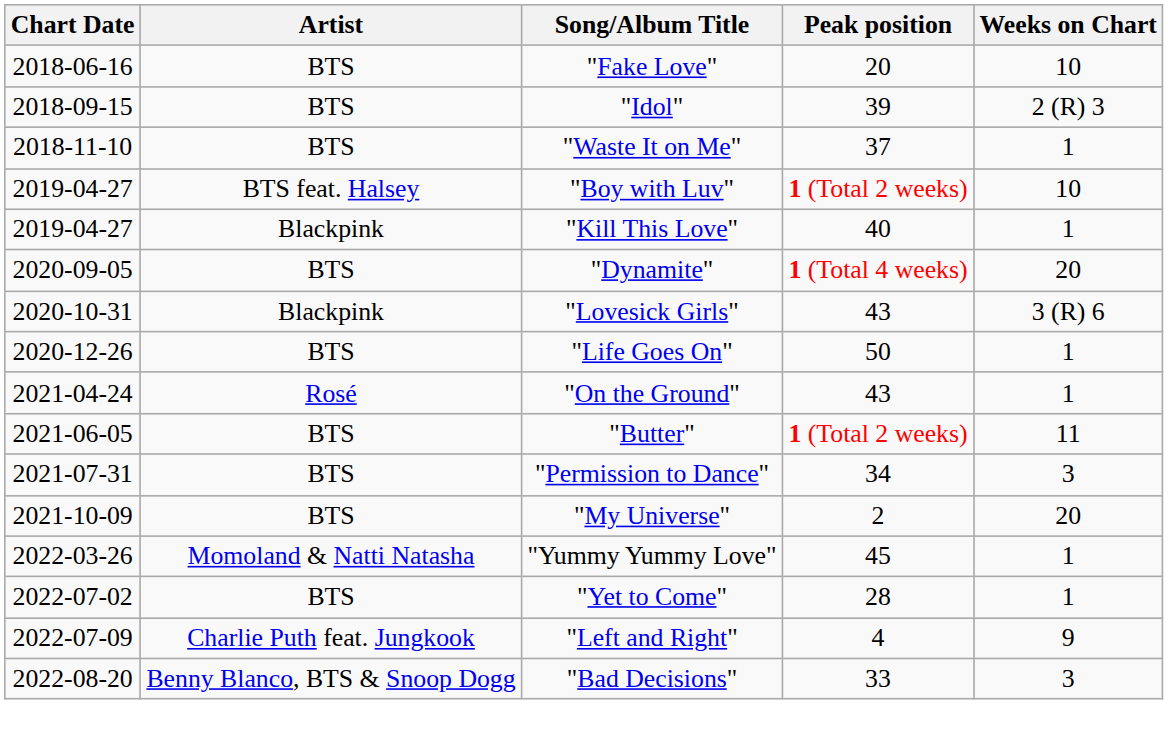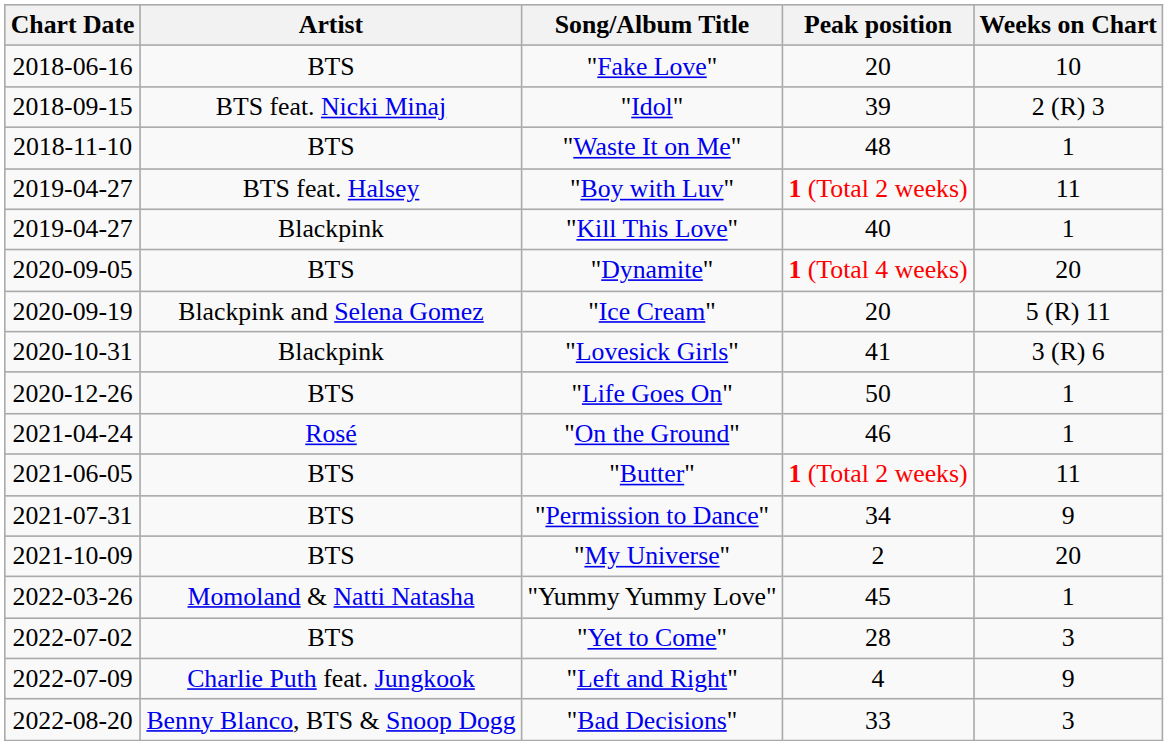(331, 106) BTS -> (331, 106) BTS feat. Nicki Minaj
(878, 147) 37 -> (878, 147) 48
(1068, 188) 10 -> (1068, 188) 11
+ row: (652, 310)
(878, 310) 43 -> (878, 351) 41
(878, 392) 43 -> (878, 433) 46
(1068, 474) 3 -> (1068, 515) 9
(1068, 596) 1 -> (1068, 637) 3
